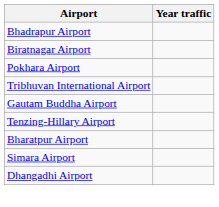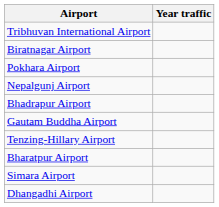rows swapped: (79, 85) <-> (49, 31)
+ row: (48, 85)
